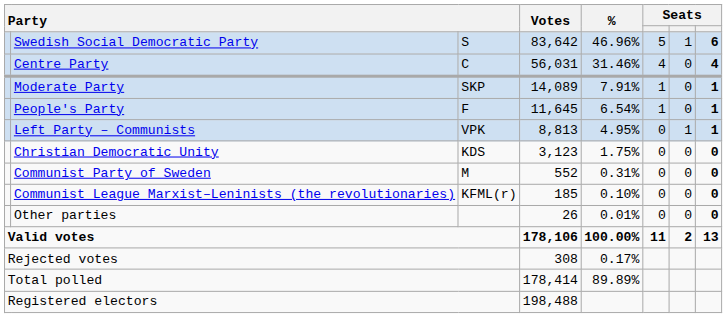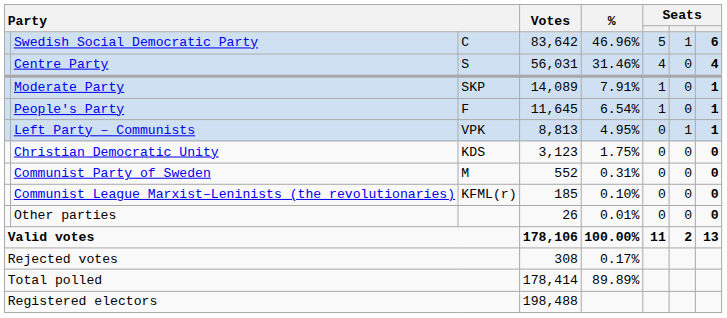(465, 43) S -> (465, 43) C
(465, 64) C -> (465, 64) S
